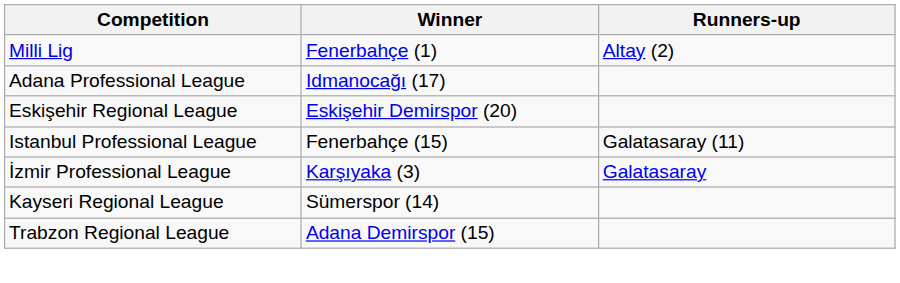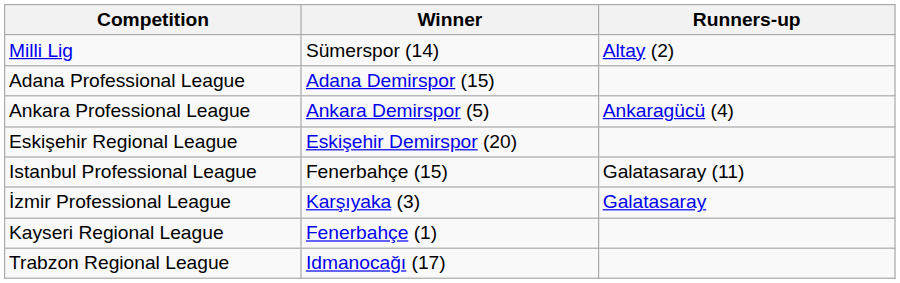(372, 50) Fenerbahçe (1) -> (373, 50) Sümerspor (14)
(376, 80) Idmanocağı (17) -> (400, 80) Adana Demirspor (15)
+ row: (130, 111)
(373, 202) Sümerspor (14) -> (372, 232) Fenerbahçe (1)
(400, 232) Adana Demirspor (15) -> (376, 263) Idmanocağı (17)
